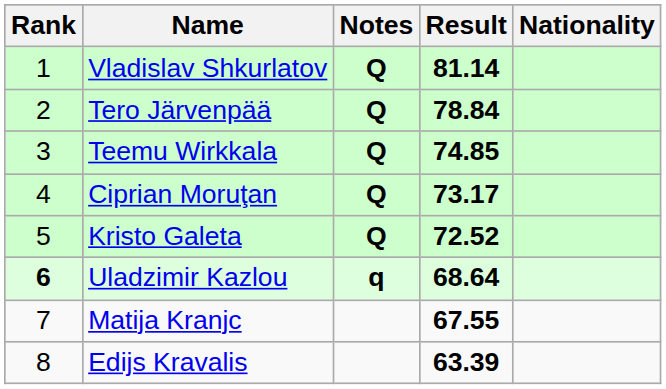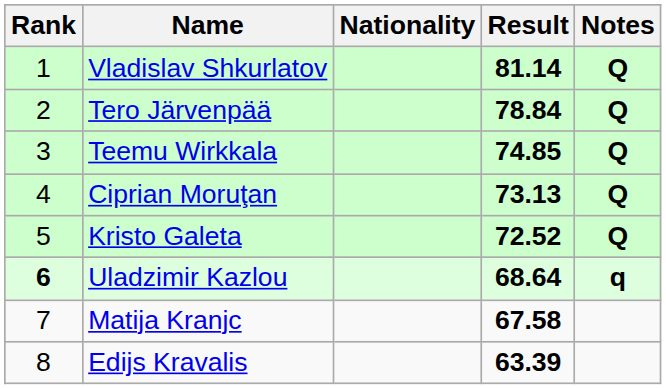columns swapped: (587, 25) <-> (376, 25)
(466, 194) 73.17 -> (528, 194) 73.13
(466, 320) 67.55 -> (528, 320) 67.58
